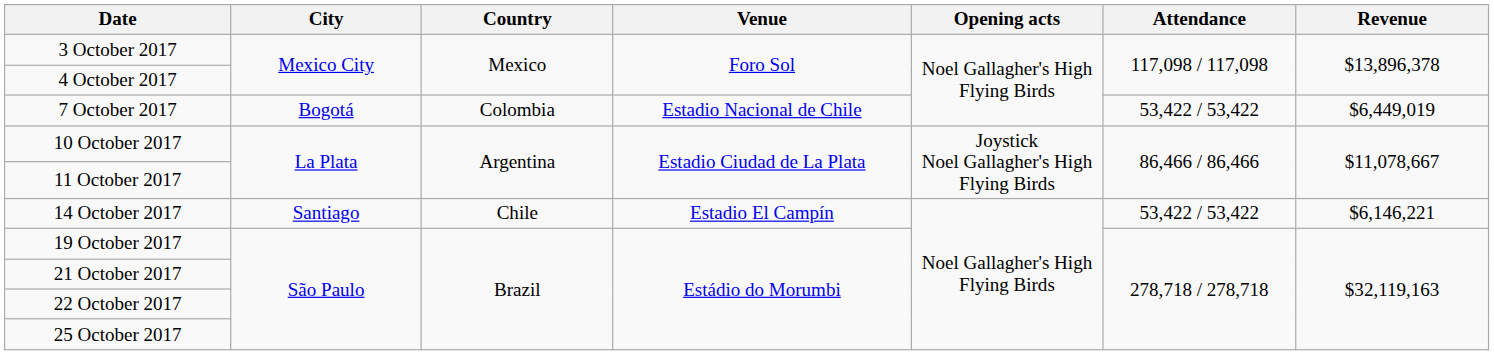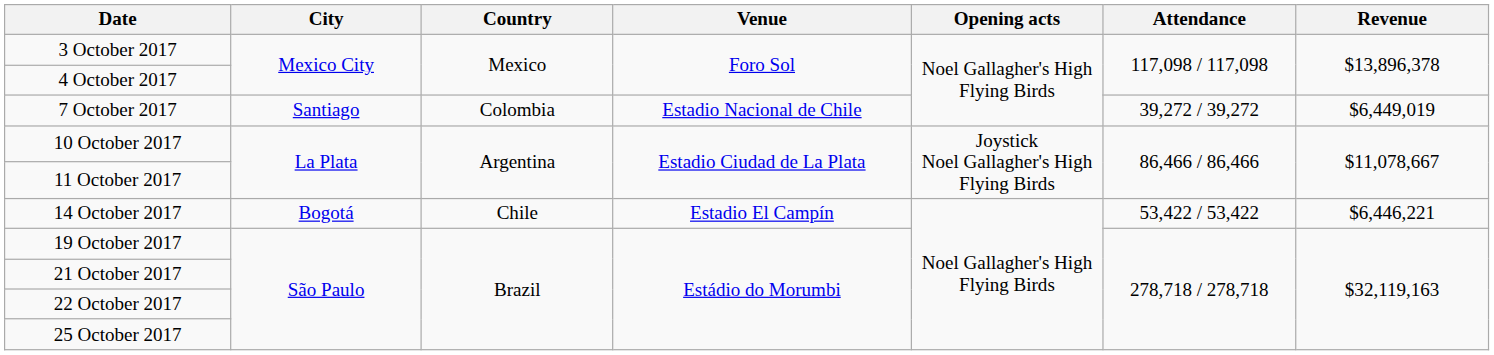(326, 110) Bogotá -> (326, 110) Santiago
(1199, 110) 53,422 / 53,422 -> (1199, 110) 39,272 / 39,272
(326, 213) Santiago -> (326, 213) Bogotá
(1392, 213) $6,146,221 -> (1392, 213) $6,446,221
